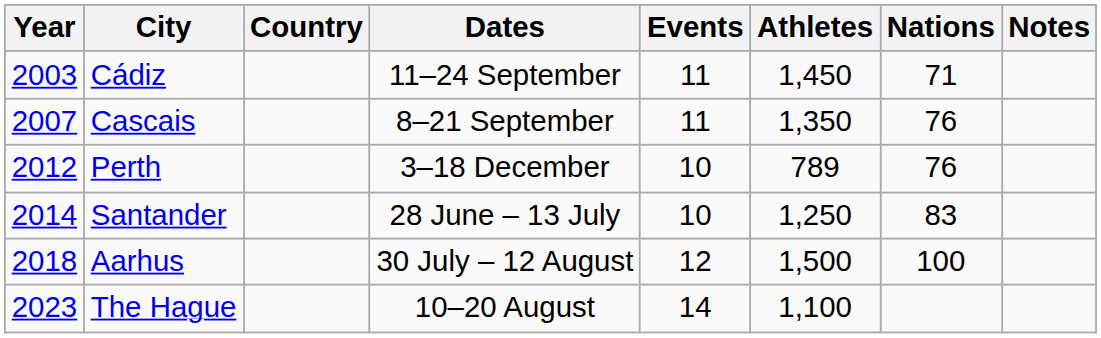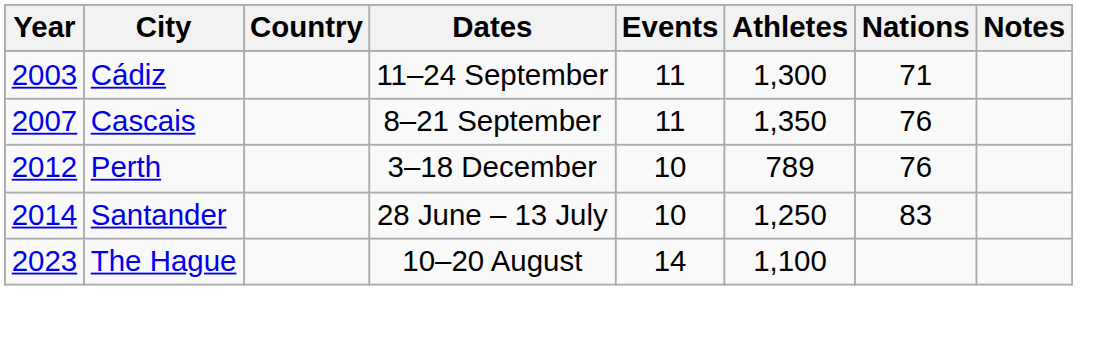(815, 74) 1,450 -> (790, 74) 1,300
- row: (137, 261)
